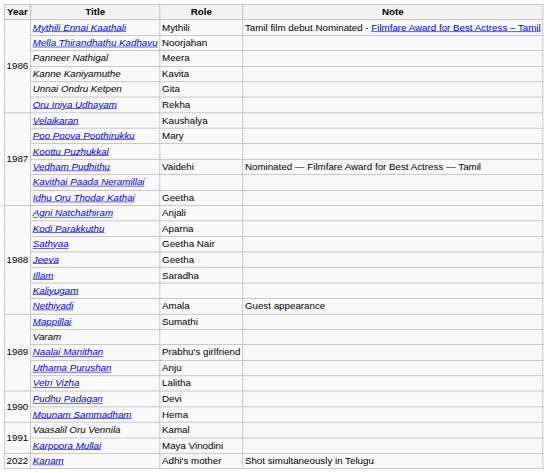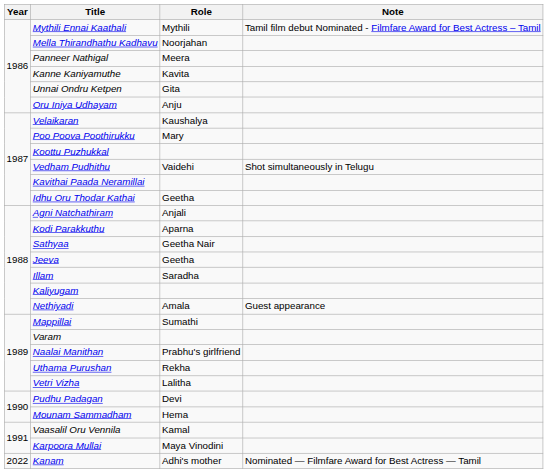(176, 105) Rekha -> (172, 105) Anju
(363, 167) Nominated — Filmfare Award for Best Actress — Tamil -> (309, 167) Shot simultaneously in Telugu
(172, 368) Anju -> (176, 368) Rekha
(309, 461) Shot simultaneously in Telugu -> (363, 461) Nominated — Filmfare Award for Best Actress — Tamil
